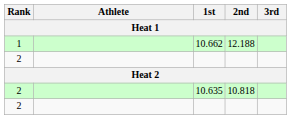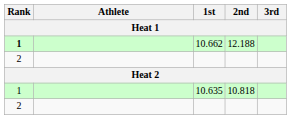(19, 43) normal -> (19, 43) bold
(19, 91) 2 -> (19, 91) 1
